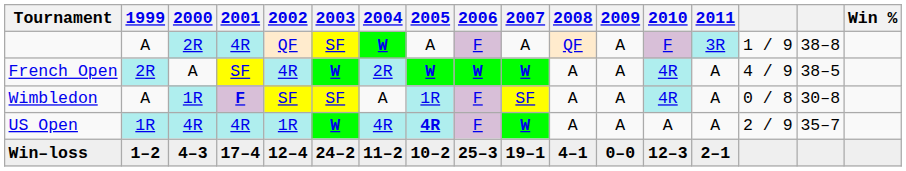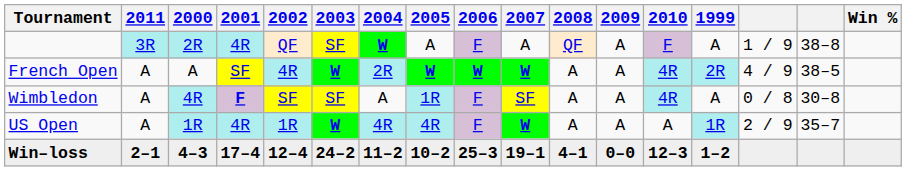columns swapped: (145, 18) <-> (715, 18)
(193, 99) 1R -> (193, 99) 4R
(193, 126) 4R -> (193, 126) 1R
(430, 126) bold -> (430, 126) normal
